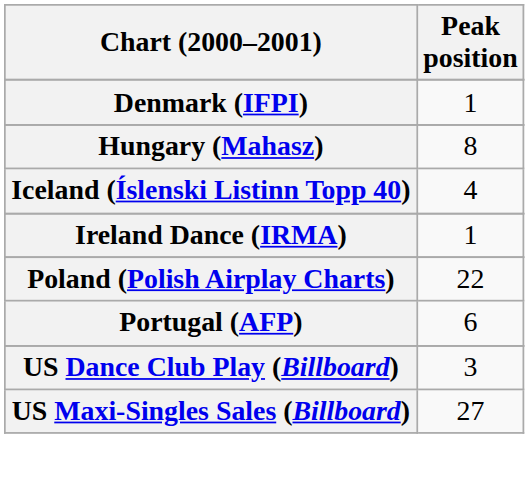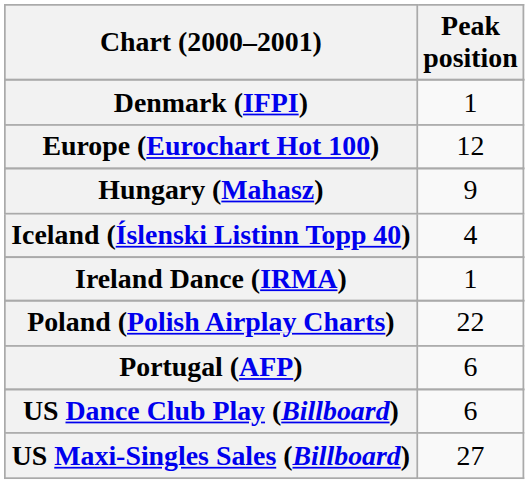+ row: (211, 146)
(471, 146) 8 -> (471, 190) 9
(471, 366) 3 -> (471, 411) 6
